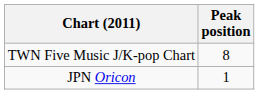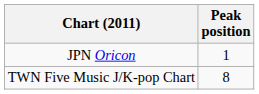rows swapped: (101, 77) <-> (101, 54)
